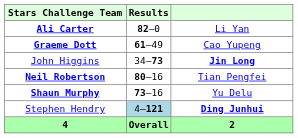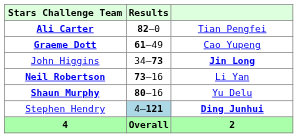(232, 28) Li Yan -> (232, 28) Tian Pengfei
(149, 77) 80–16 -> (149, 77) 73–16
(232, 77) Tian Pengfei -> (232, 77) Li Yan
(149, 93) 73–16 -> (149, 93) 80–16
